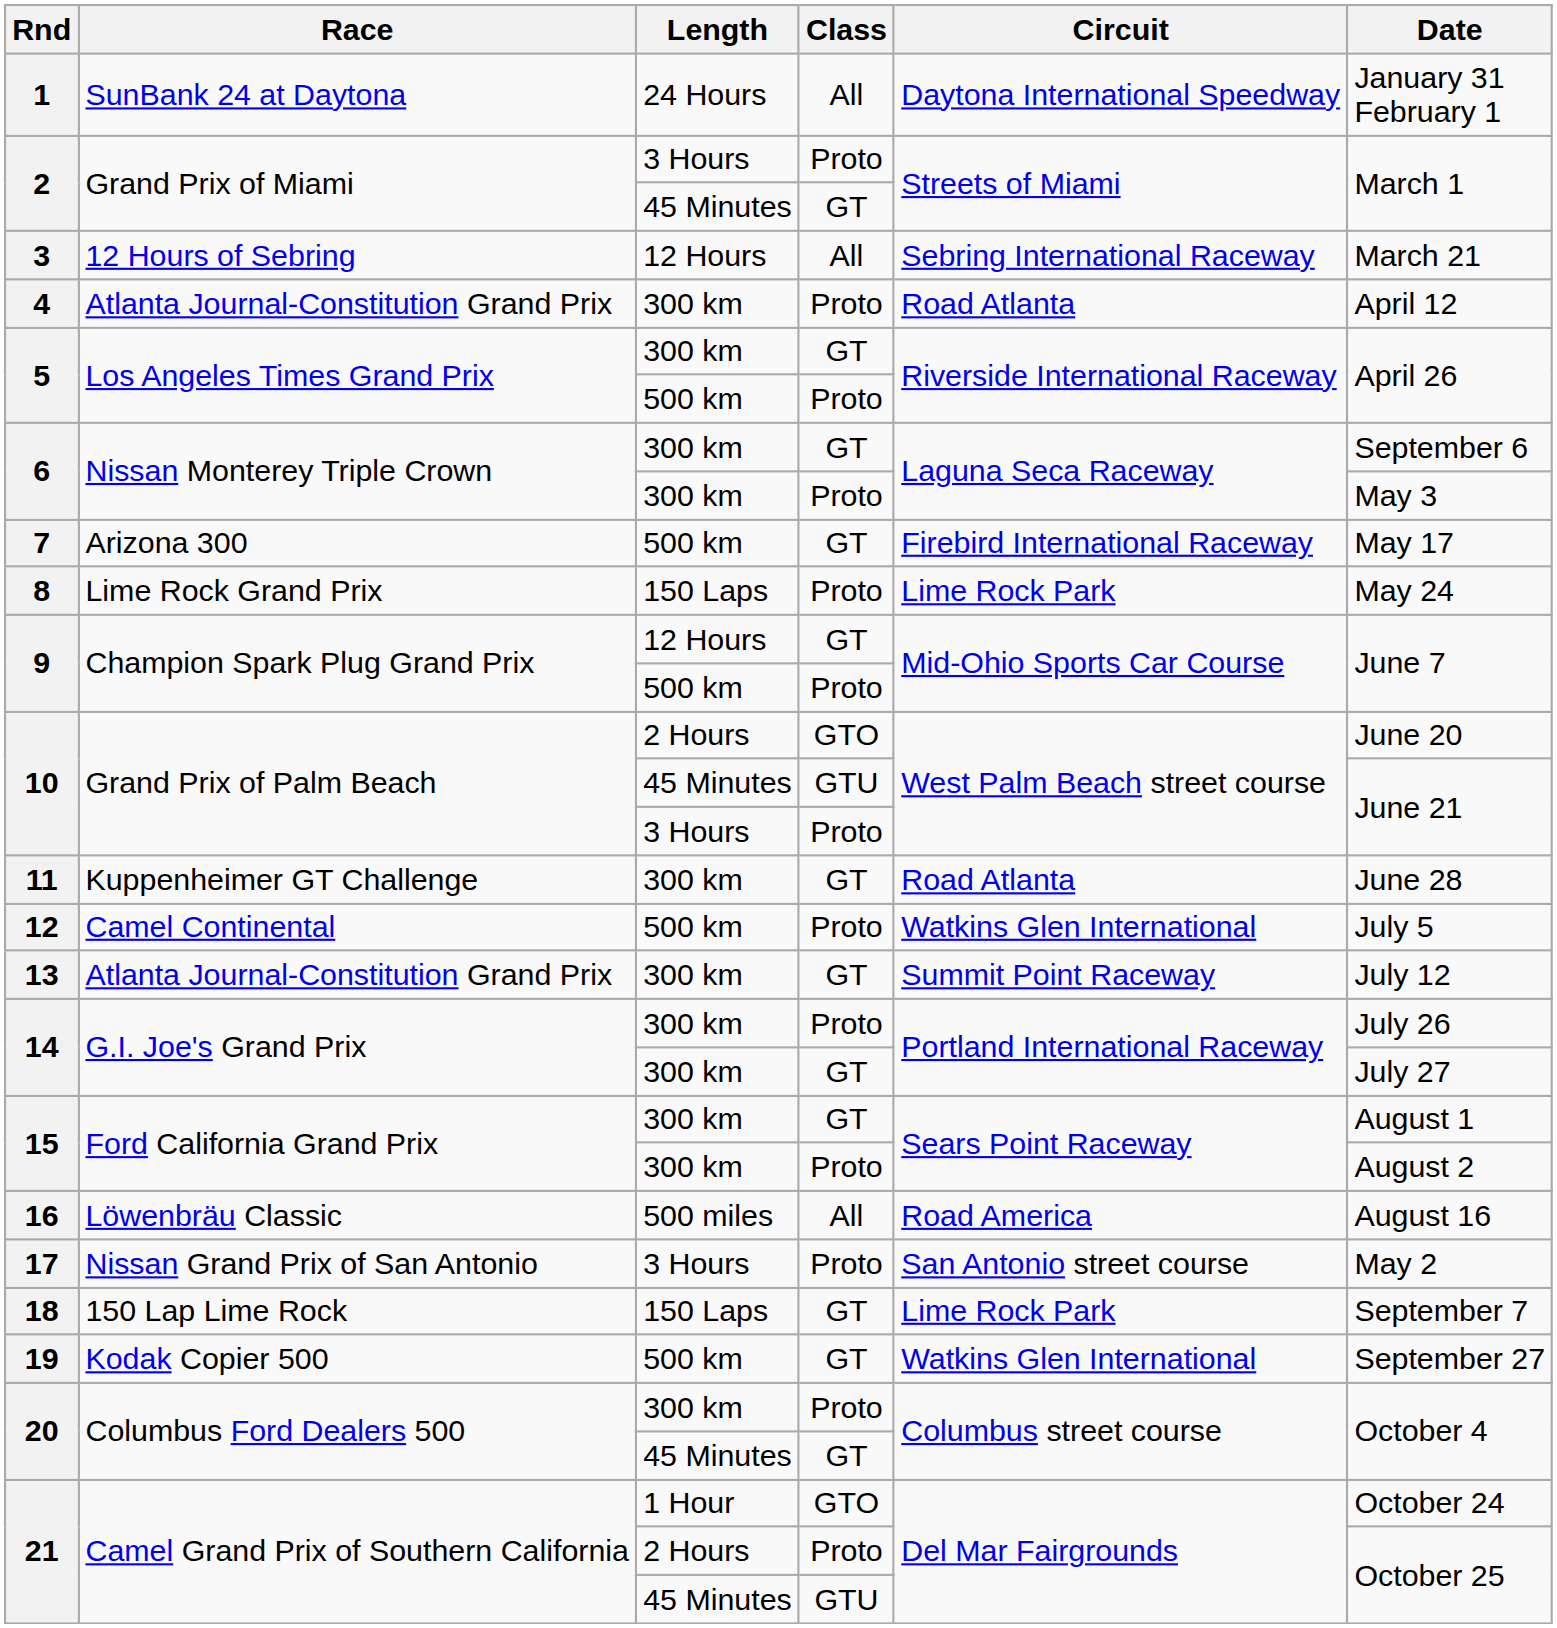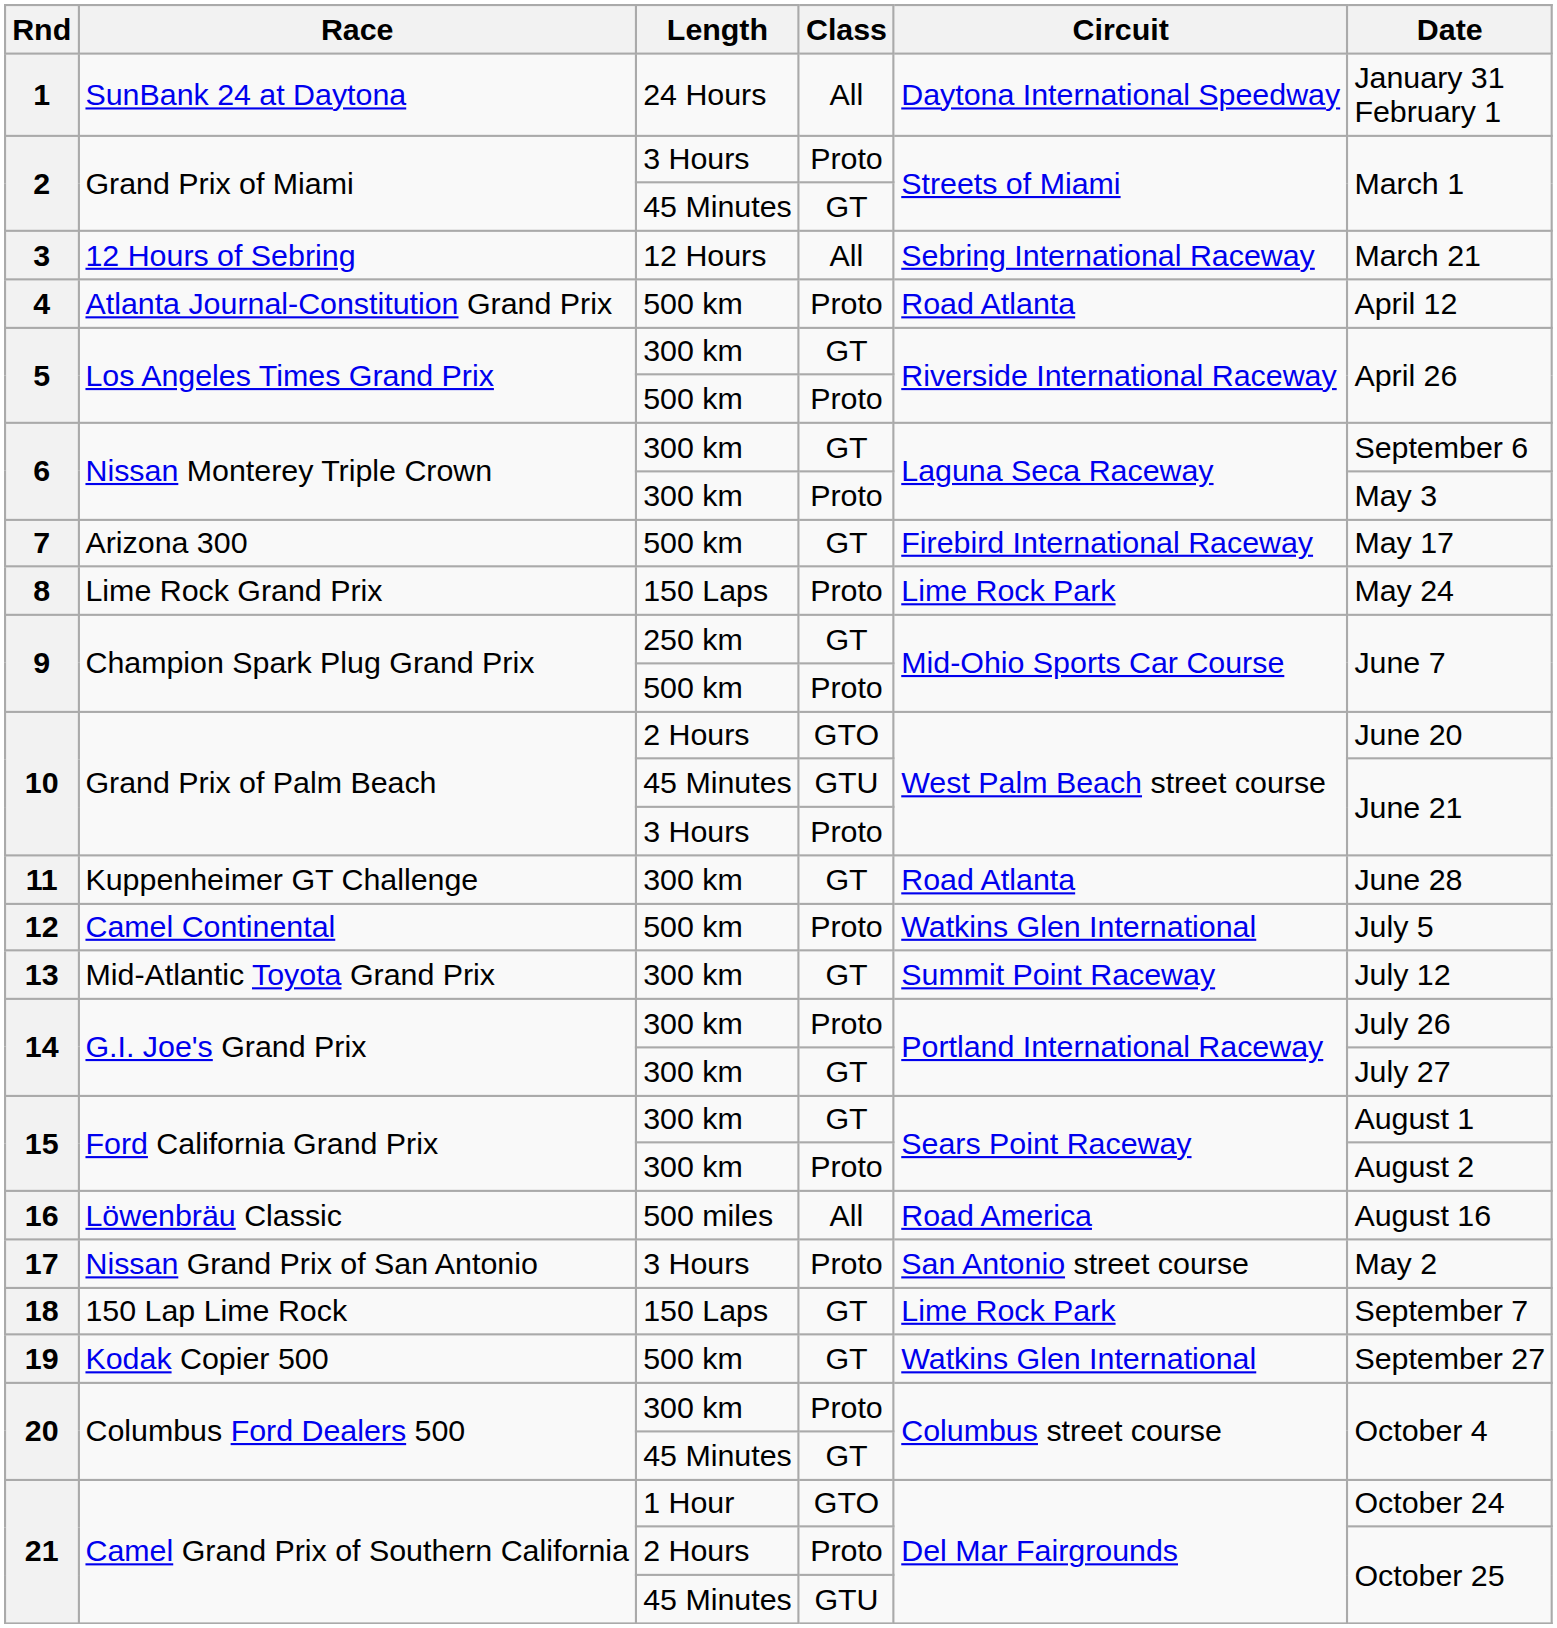(693, 303) 300 km -> (693, 303) 500 km
(705, 639) 12 Hours -> (693, 639) 250 km
(349, 975) Atlanta Journal-Constitution Grand Prix -> (290, 975) Mid-Atlantic Toyota Grand Prix
